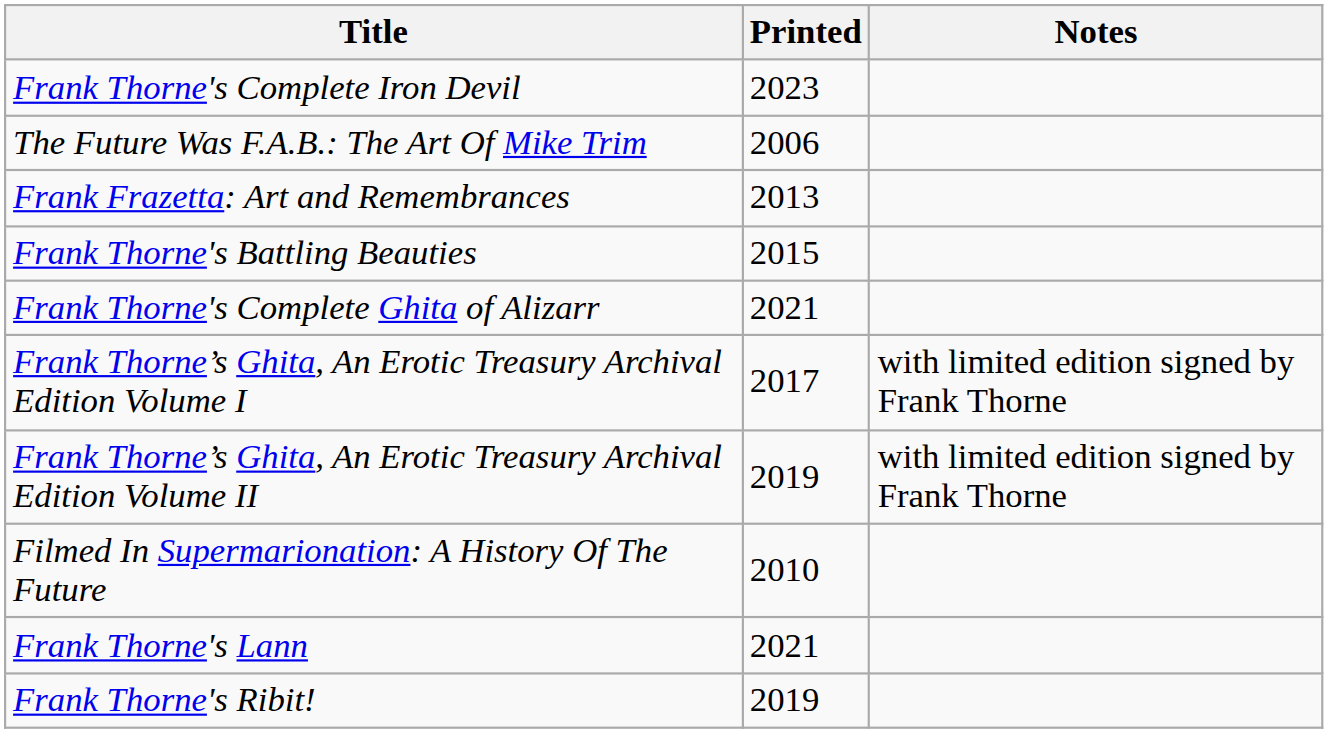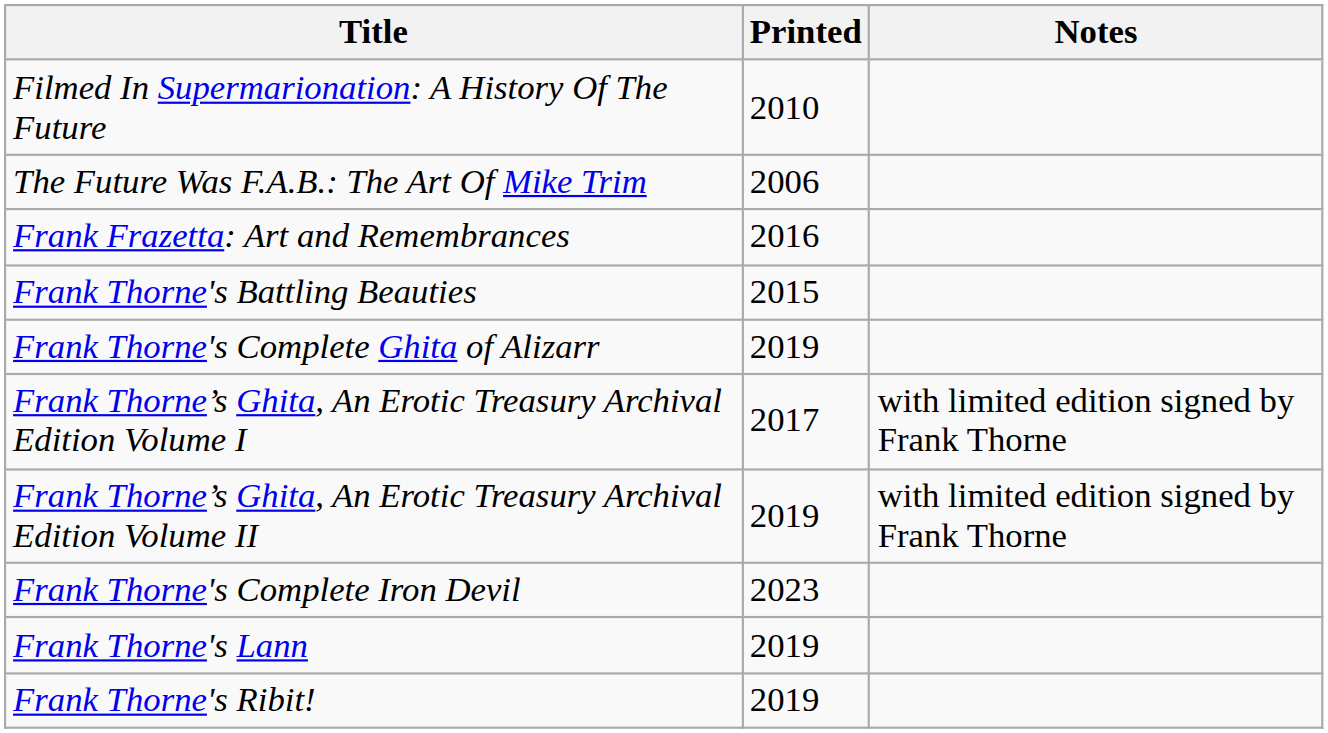rows swapped: (340, 570) <-> (267, 87)
(785, 197) 2013 -> (785, 236) 2016
(785, 307) 2021 -> (785, 346) 2019
(785, 644) 2021 -> (785, 644) 2019
